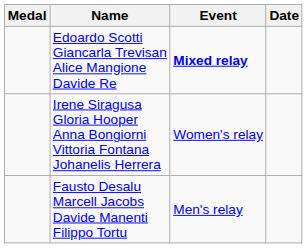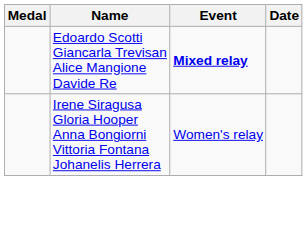- row: (100, 210)
